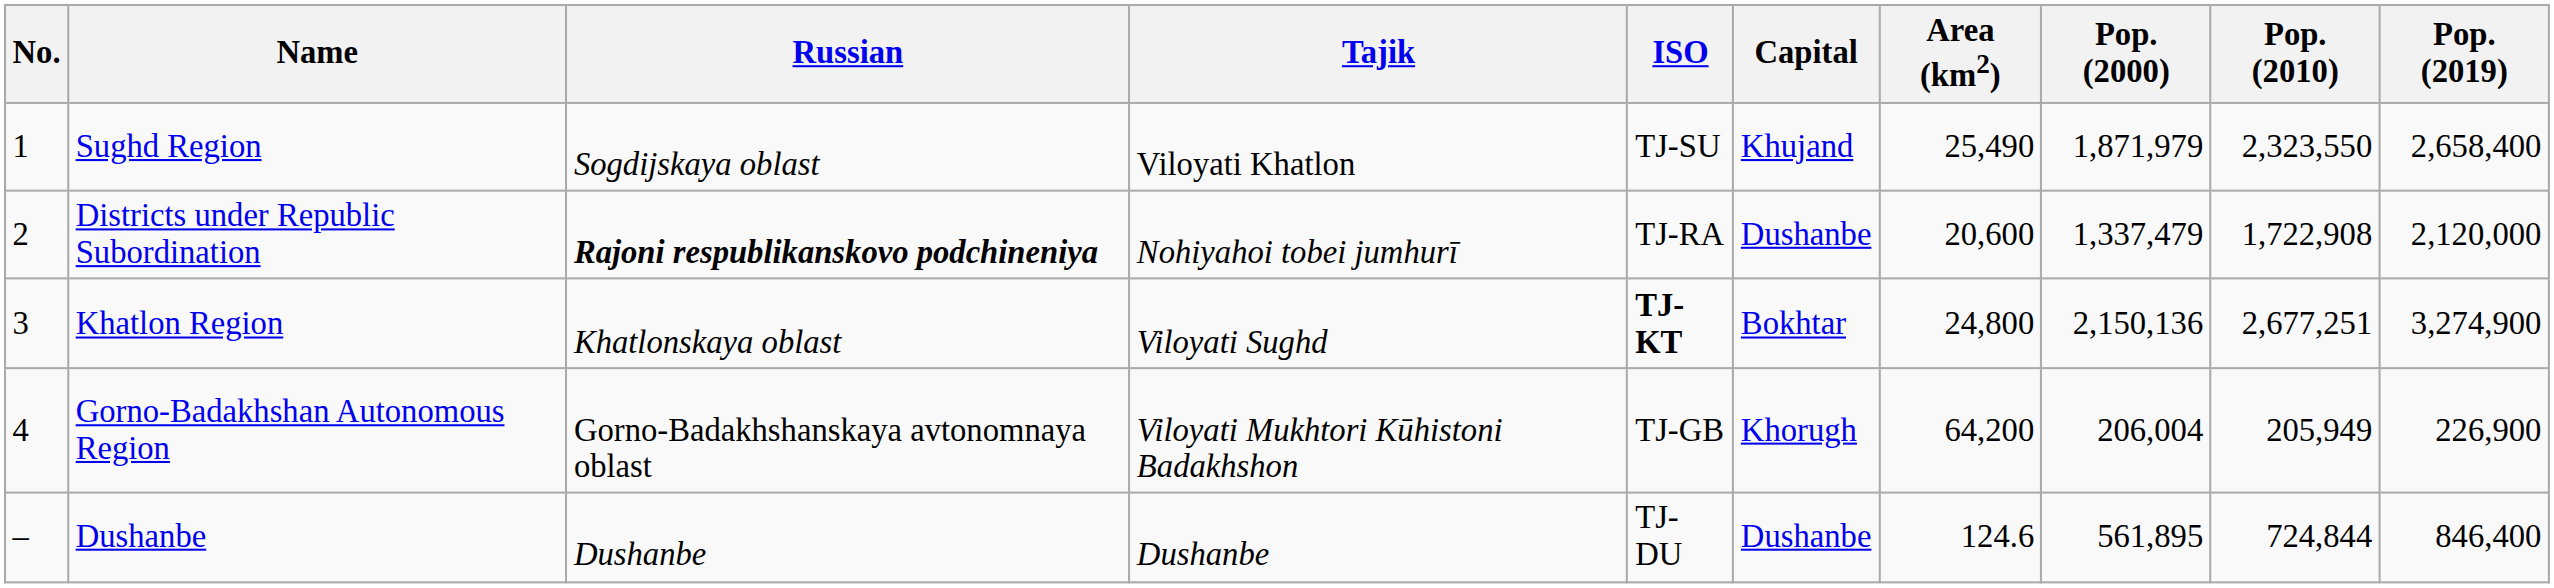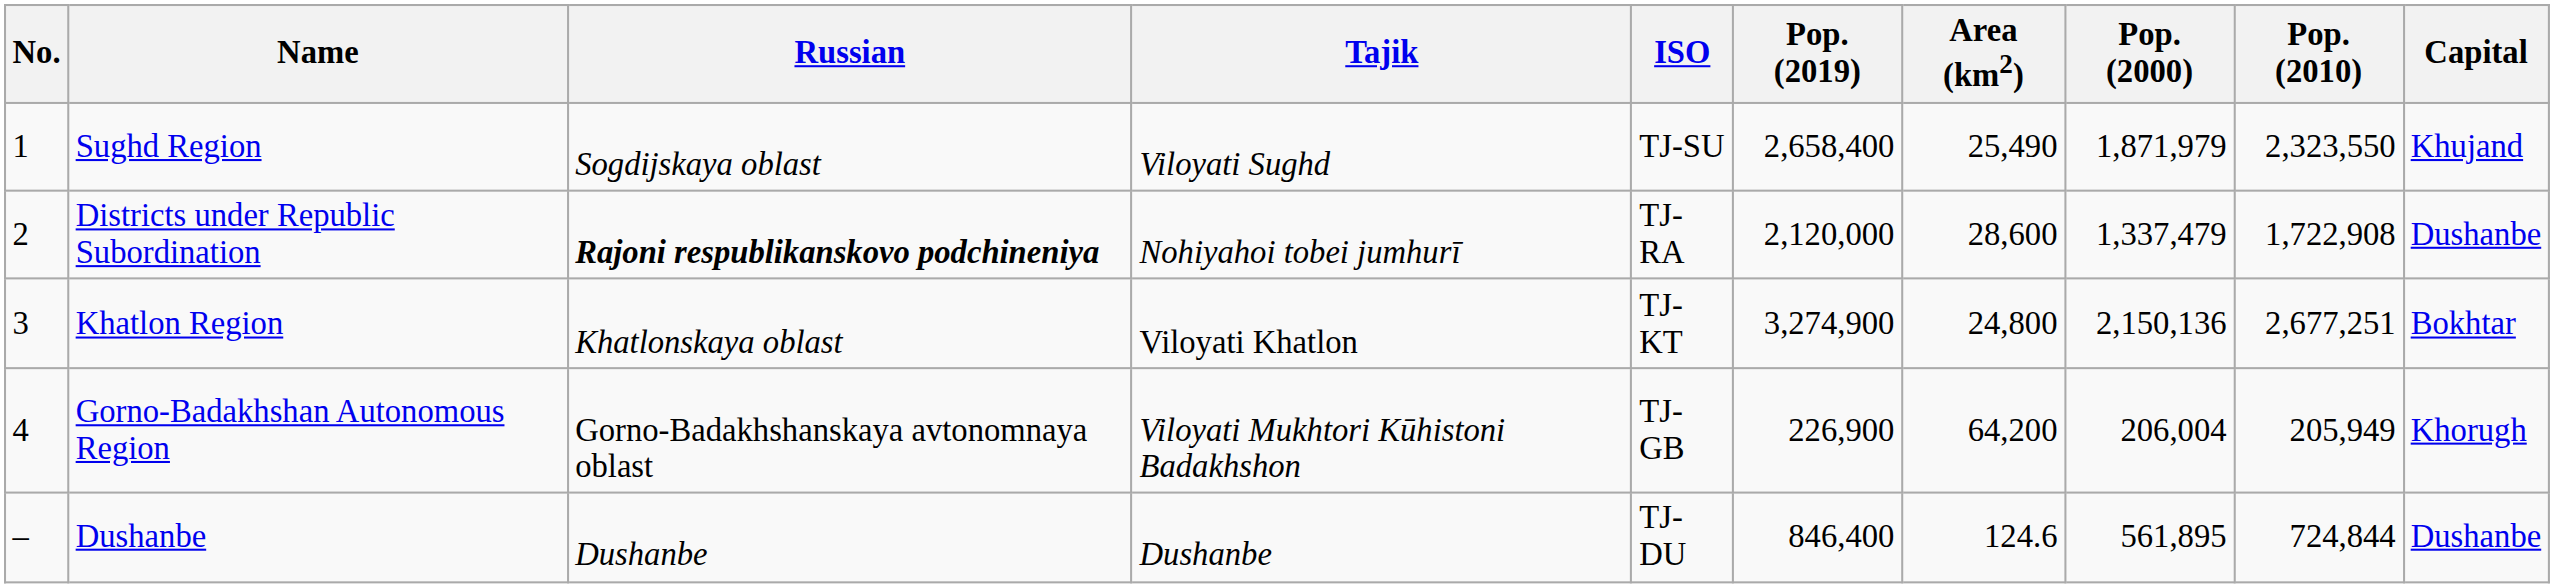columns swapped: (1806, 53) <-> (2464, 53)
(1246, 164) Viloyati Khatlon -> (1235, 164) Viloyati Sughd
(1989, 234) 20,600 -> (2013, 234) 28,600
(1232, 341) Viloyati Sughd -> (1249, 341) Viloyati Khatlon
(1660, 323) bold -> (1661, 323) normal
